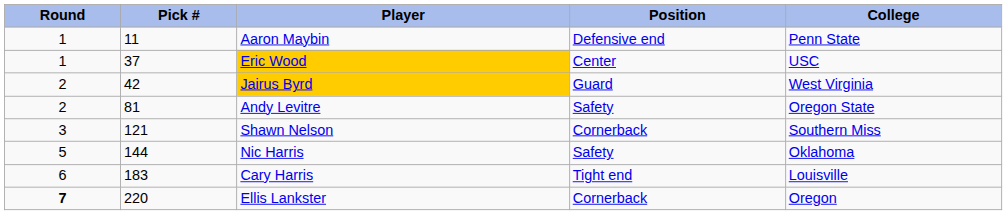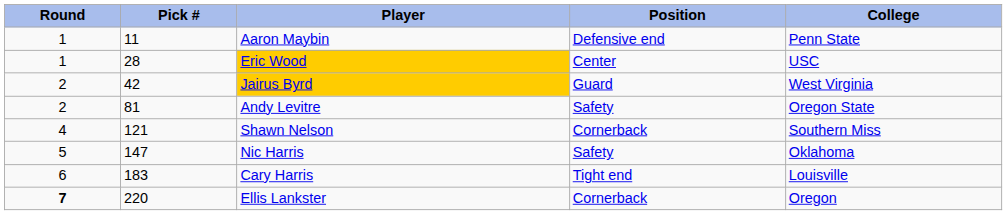(132, 61) 37 -> (132, 61) 28
(63, 130) 3 -> (63, 130) 4
(136, 152) 144 -> (136, 152) 147
